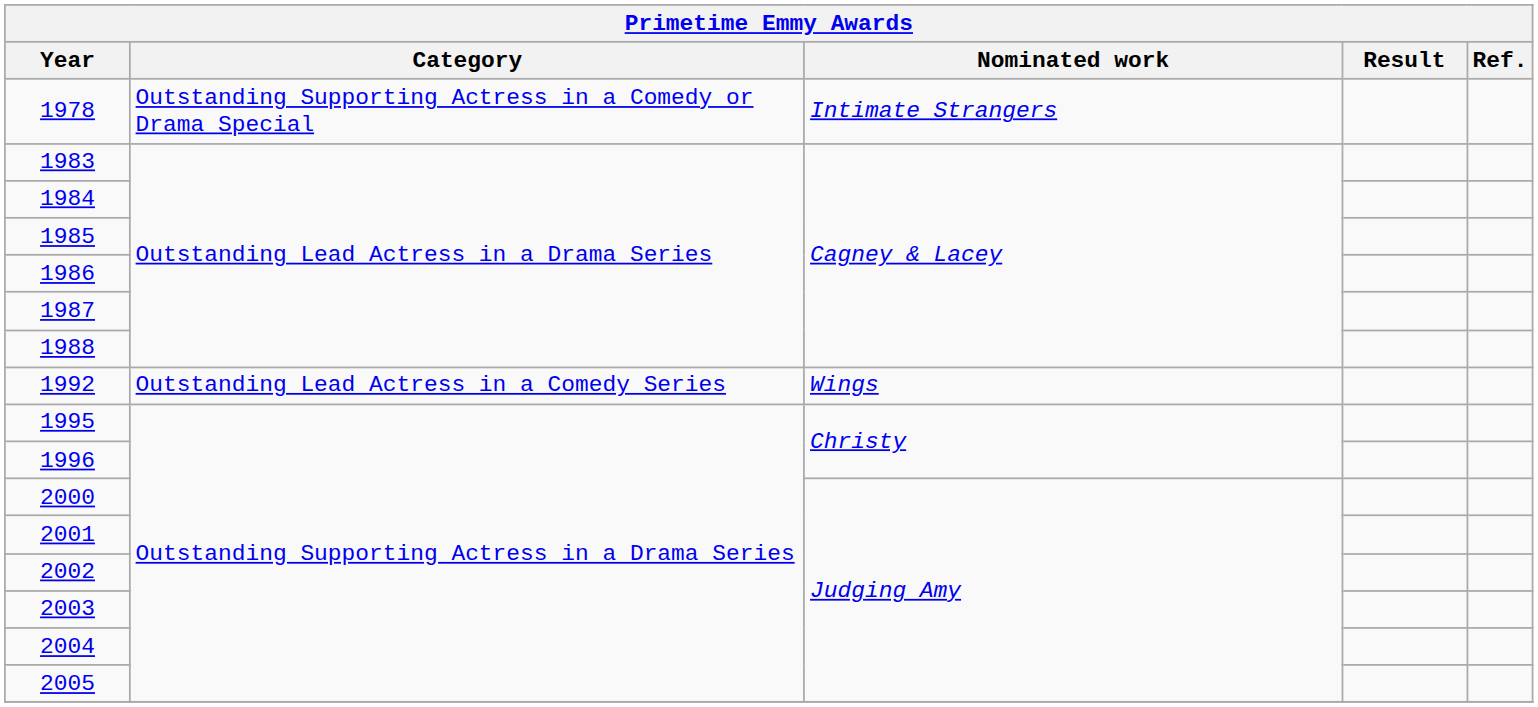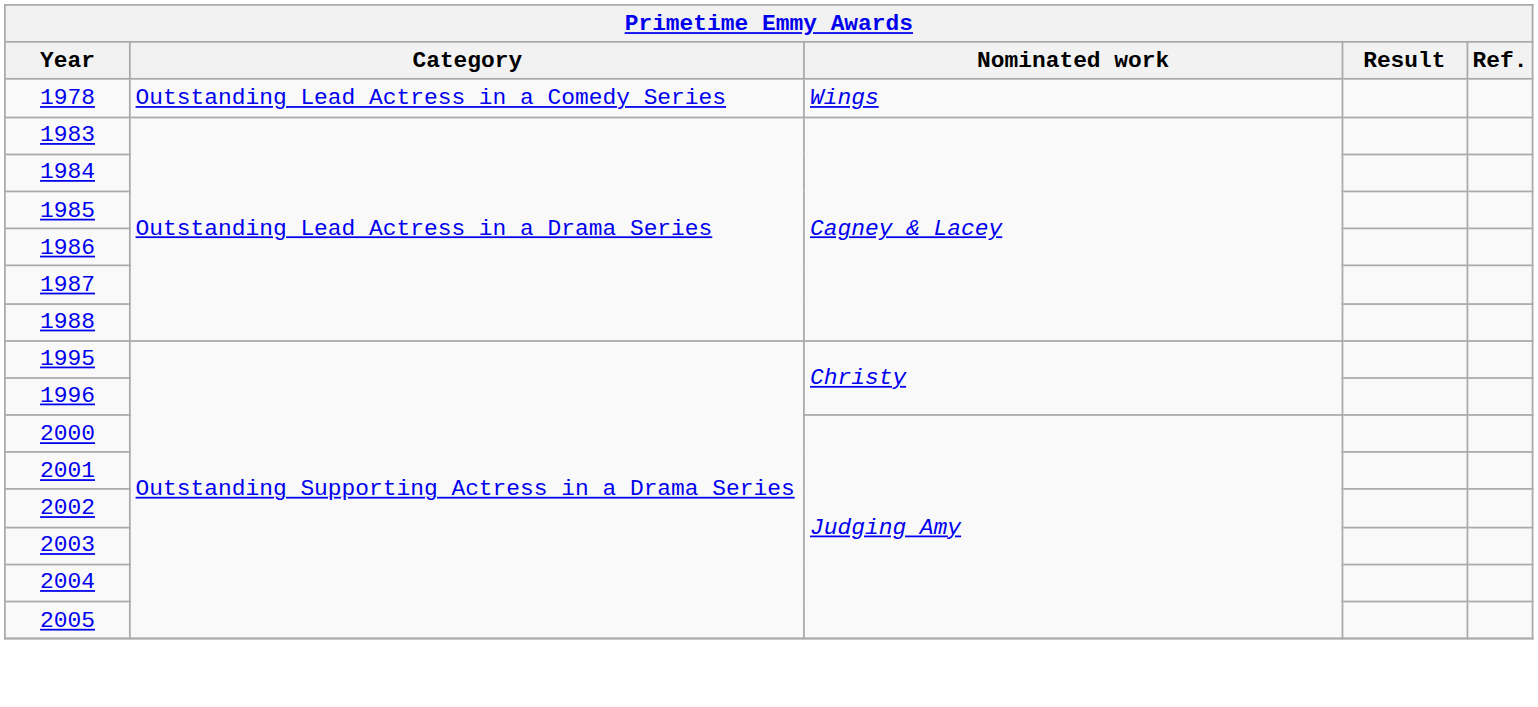(445, 111) Outstanding Supporting Actress in a Comedy or Drama Special -> (431, 98) Outstanding Lead Actress in a Comedy Series
(934, 111) Intimate Strangers -> (844, 98) Wings
- row: (68, 386)
